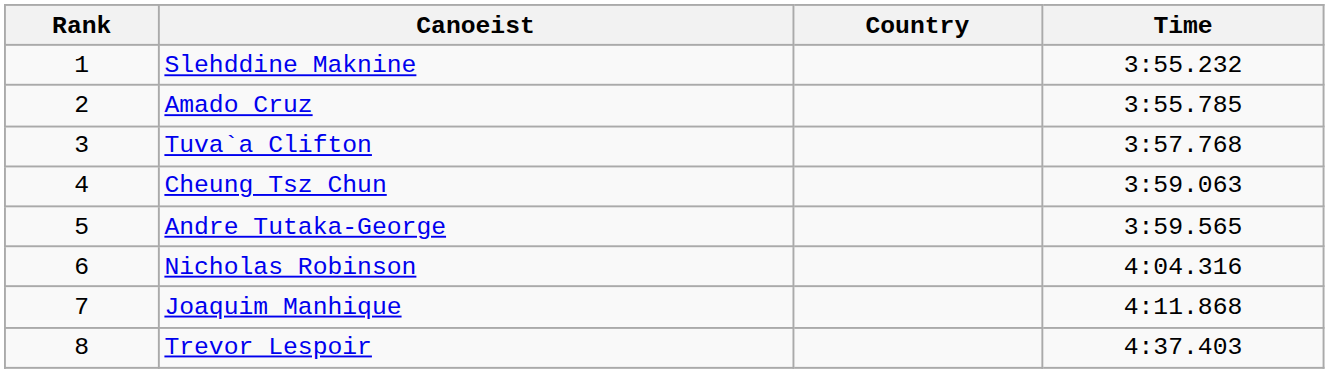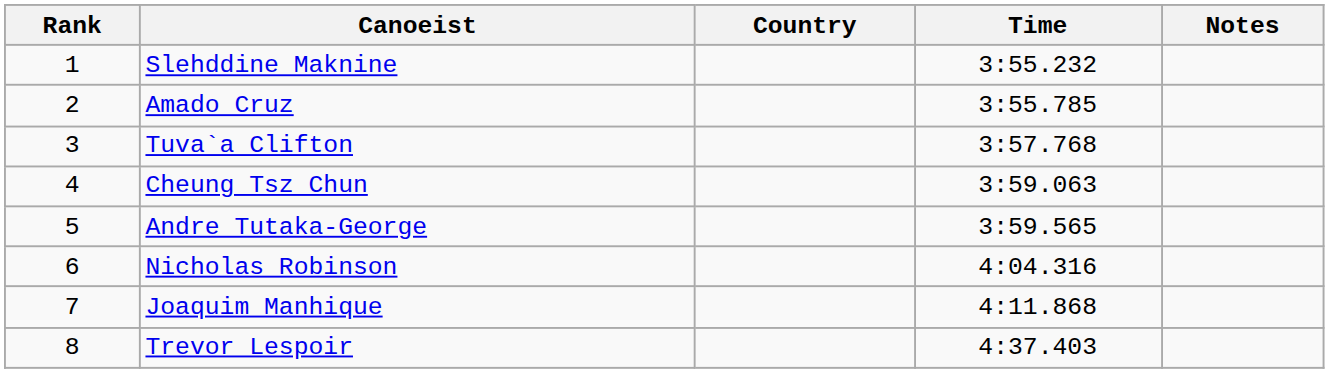+ column: (1243, 25)
